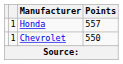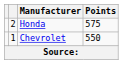(13, 25) 1 -> (13, 25) 2
(93, 25) 557 -> (93, 25) 575
